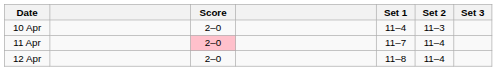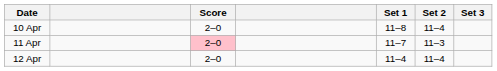(396, 28) 11–4 -> (396, 28) 11–8
(434, 28) 11–3 -> (434, 28) 11–4
(434, 43) 11–4 -> (434, 43) 11–3
(396, 59) 11–8 -> (396, 59) 11–4
